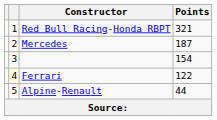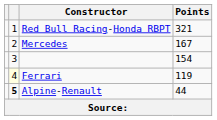(184, 44) 187 -> (184, 44) 167
(184, 76) 122 -> (184, 76) 119
(14, 92) normal -> (14, 92) bold
